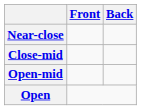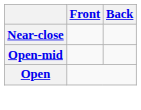- row: (35, 54)
